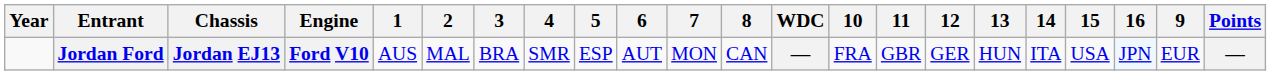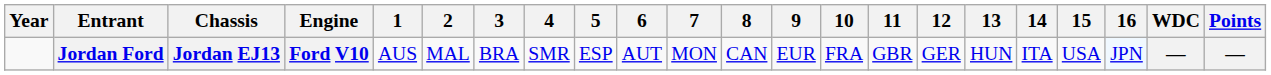columns swapped: (1180, 21) <-> (801, 21)
